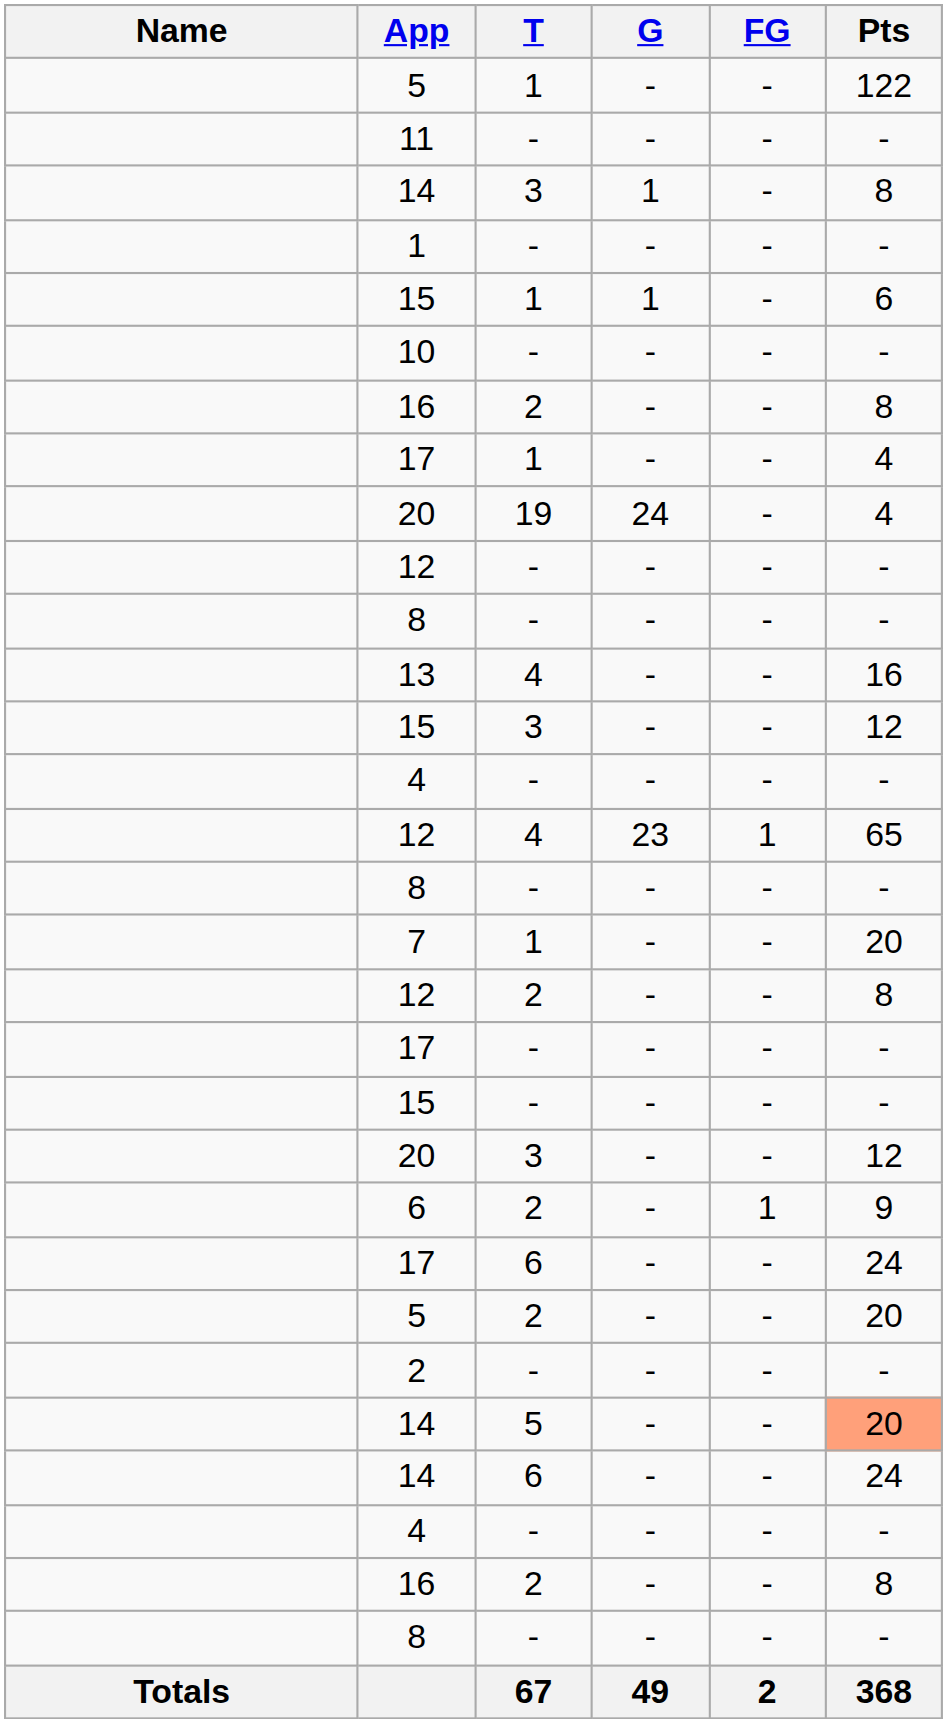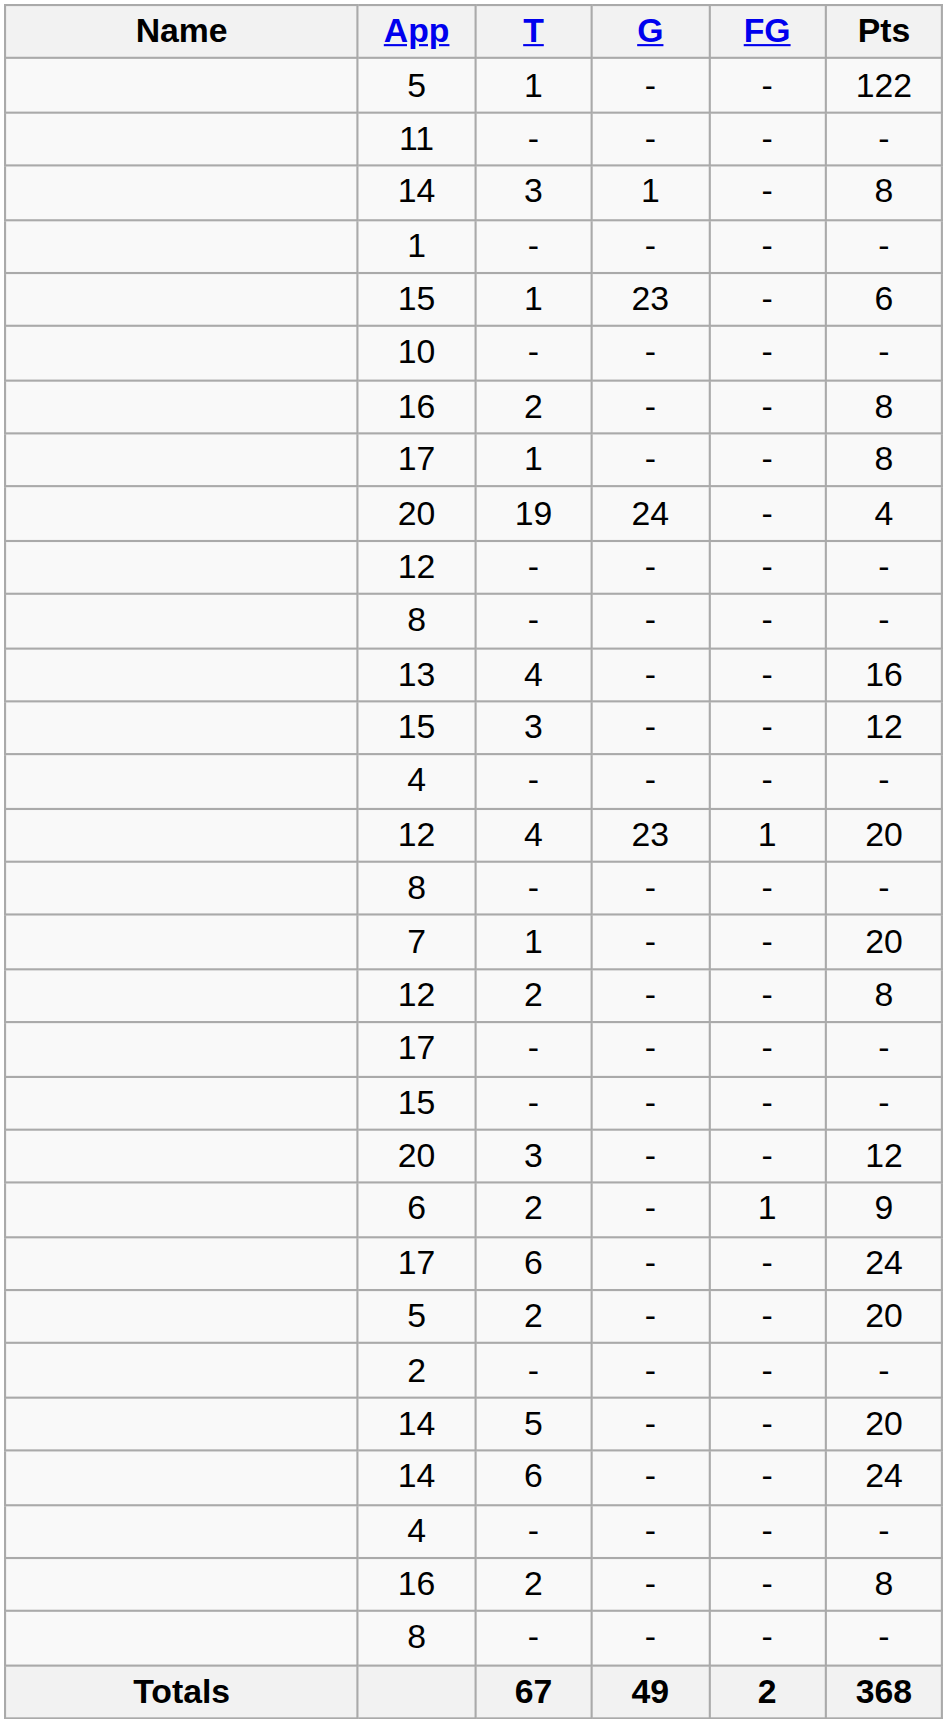(650, 298) 1 -> (650, 298) 23
(884, 459) 4 -> (884, 459) 8
(884, 834) 65 -> (884, 834) 20
(884, 1423) lightsalmon background -> (884, 1423) no background
